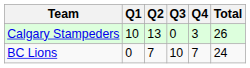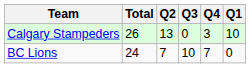columns swapped: (133, 14) <-> (228, 14)
